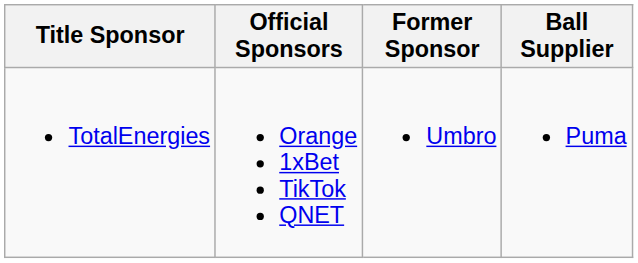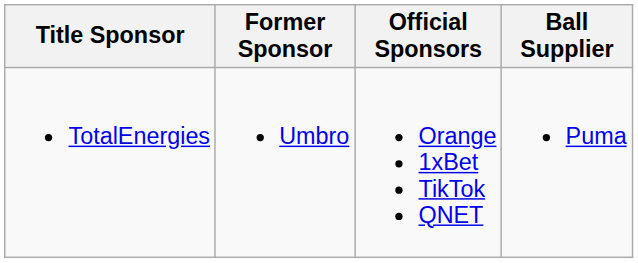columns swapped: (289, 36) <-> (432, 36)
